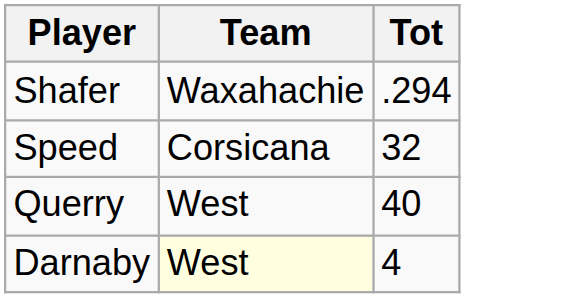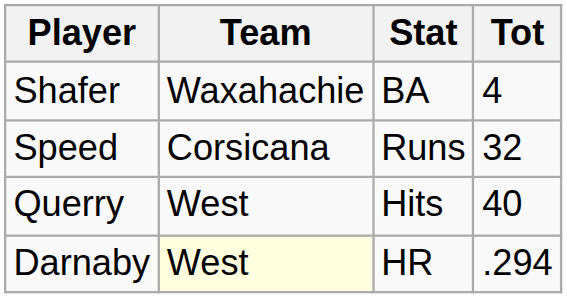+ column: (423, 33)
(416, 90) .294 -> (492, 90) 4
(391, 262) 4 -> (517, 262) .294
